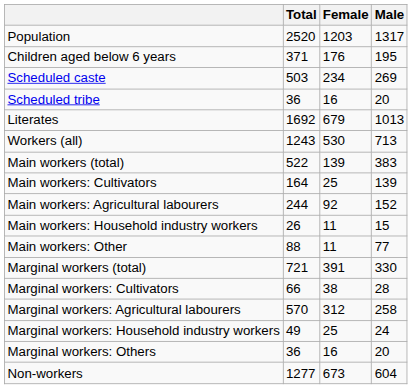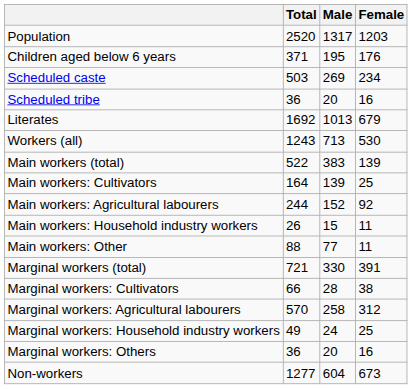columns swapped: (389, 15) <-> (346, 15)
